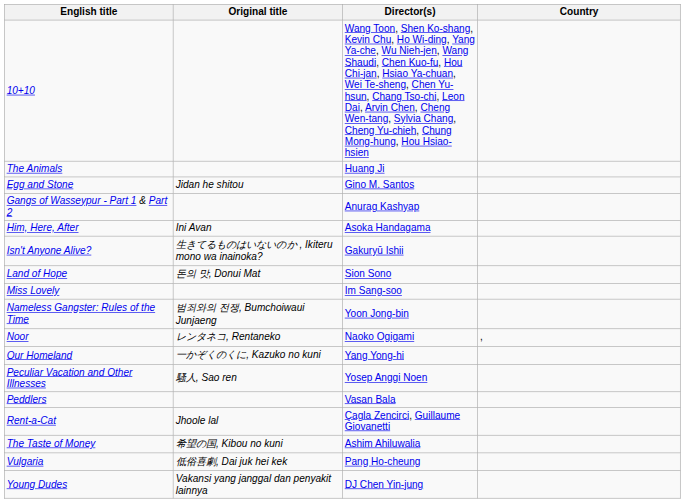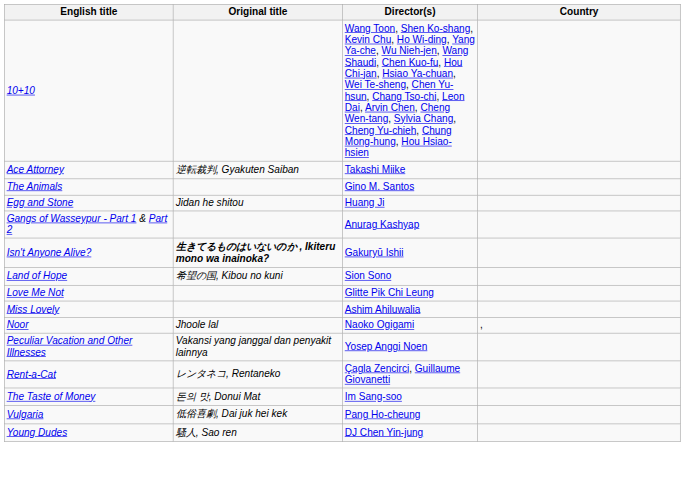+ row: (35, 170)
(365, 169) Huang Ji -> (379, 187) Gino M. Santos
(379, 185) Gino M. Santos -> (365, 203) Huang Ji
- row: (43, 228)
(254, 251) normal -> (256, 253) bold
(218, 274) 돈의 맛, Donui Mat -> (229, 276) 希望の国, Kibou no kuni
+ row: (35, 293)
(373, 291) Im Sang-soo -> (383, 309) Ashim Ahiluwalia
- row: (81, 314)
(228, 337) レンタネコ, Rentaneko -> (197, 325) Jhoole lal
- row: (39, 355)
(206, 377) 騷人, Sao ren -> (253, 347) Vakansi yang janggal dan penyakit lainnya
- row: (27, 399)
(197, 421) Jhoole lal -> (228, 374) レンタネコ, Rentaneko
(229, 443) 希望の国, Kibou no kuni -> (218, 396) 돈의 맛, Donui Mat
(383, 444) Ashim Ahiluwalia -> (373, 397) Im Sang-soo
(253, 484) Vakansi yang janggal dan penyakit lainnya -> (206, 432) 騷人, Sao ren
